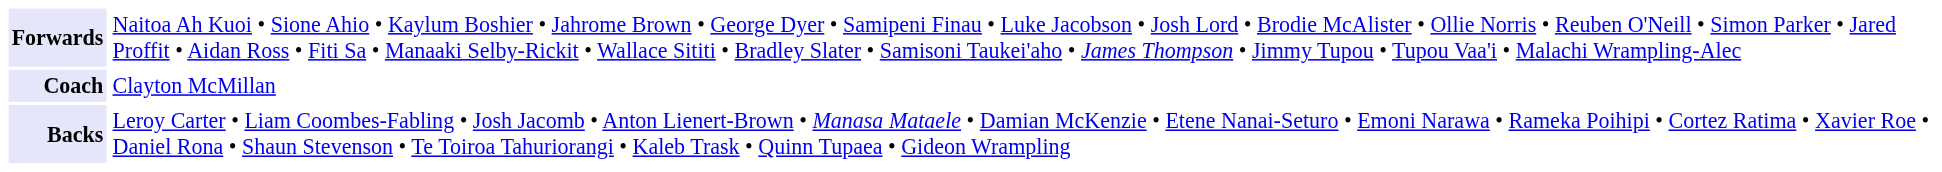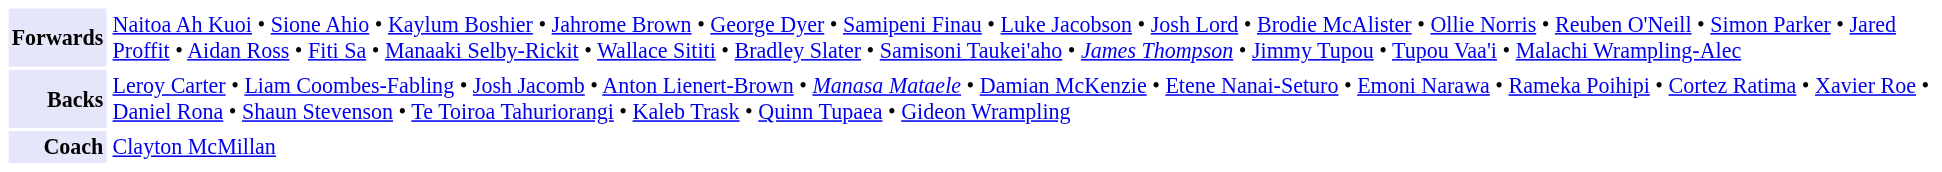rows swapped: (75, 133) <-> (73, 85)
